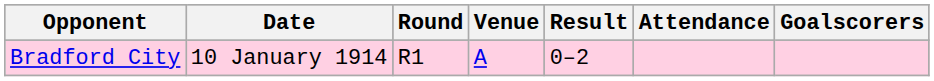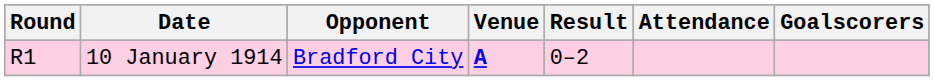columns swapped: (431, 23) <-> (95, 23)
(480, 58) normal -> (480, 58) bold
